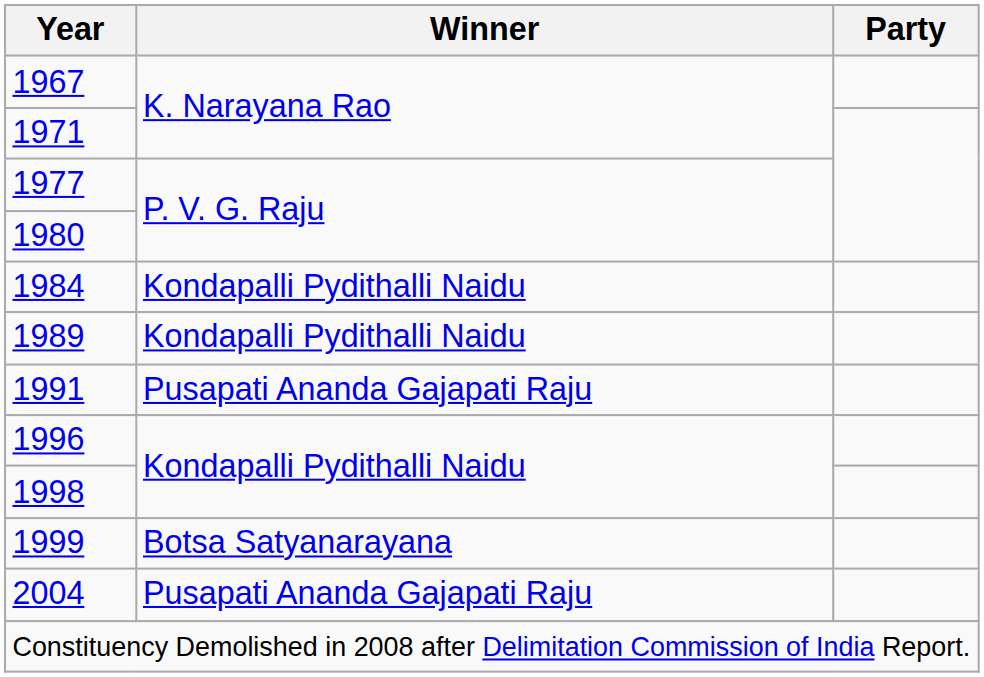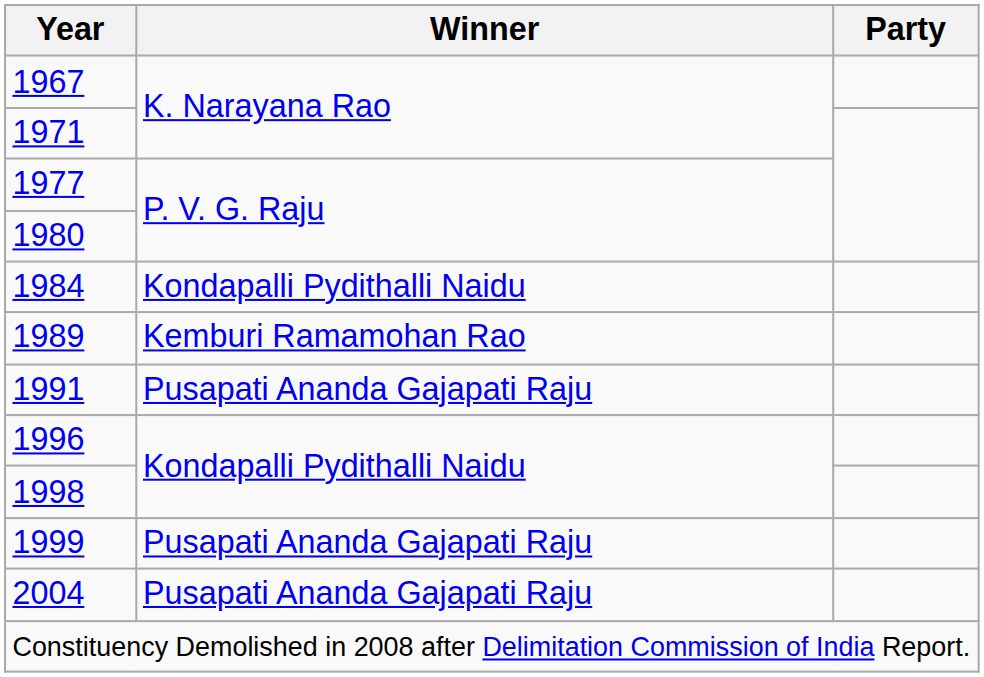(334, 337) Kondapalli Pydithalli Naidu -> (334, 337) Kemburi Ramamohan Rao
(298, 542) Botsa Satyanarayana -> (368, 542) Pusapati Ananda Gajapati Raju
